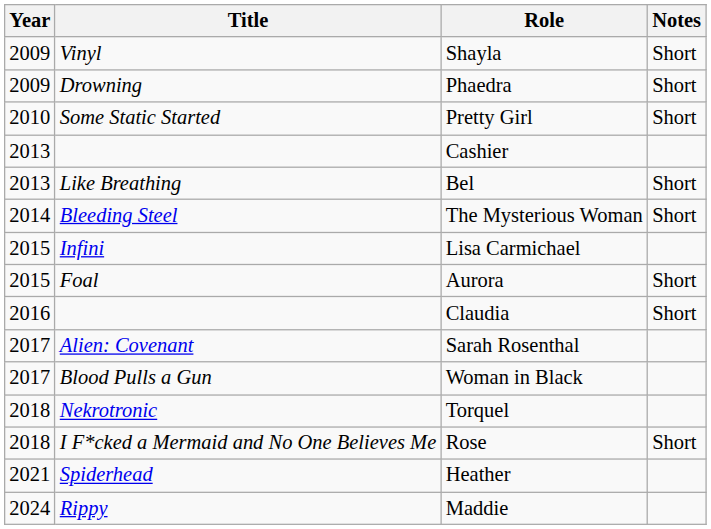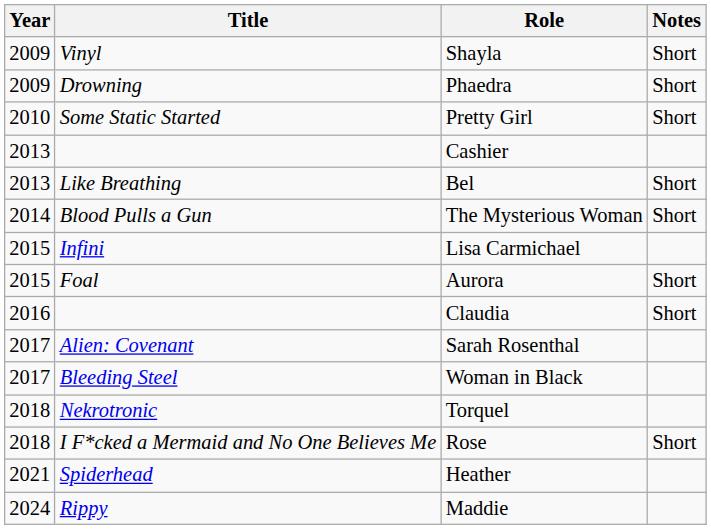(119, 215) Bleeding Steel -> (136, 215) Blood Pulls a Gun
(136, 378) Blood Pulls a Gun -> (119, 378) Bleeding Steel
